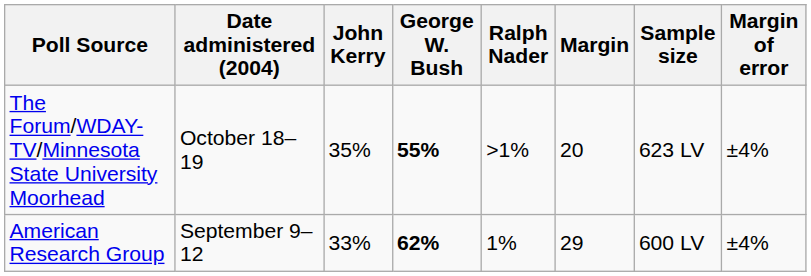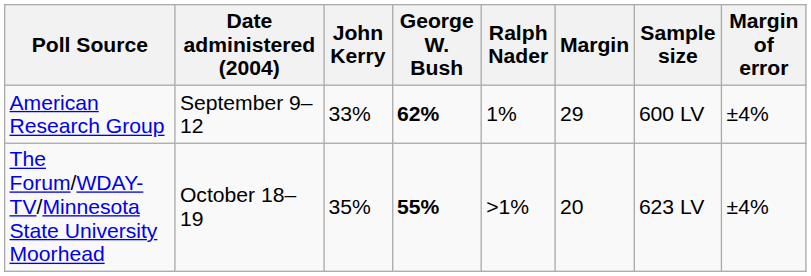rows swapped: (83, 149) <-> (87, 242)
